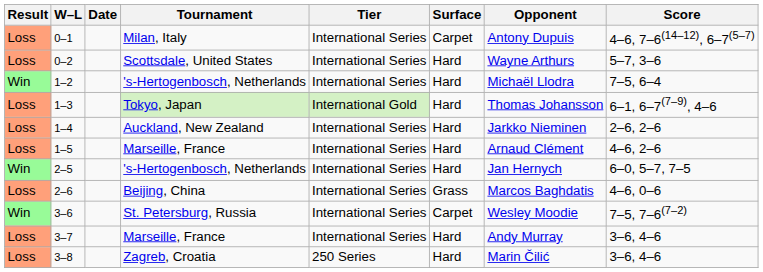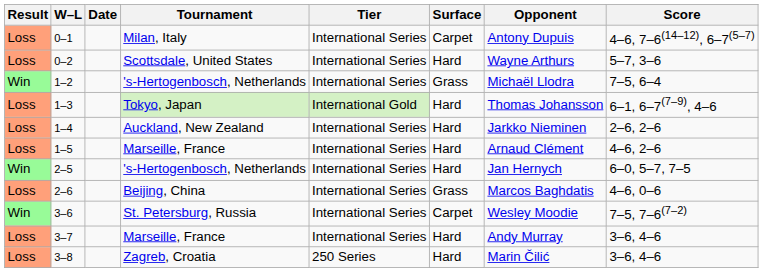(447, 81) Hard -> (450, 81) Grass
